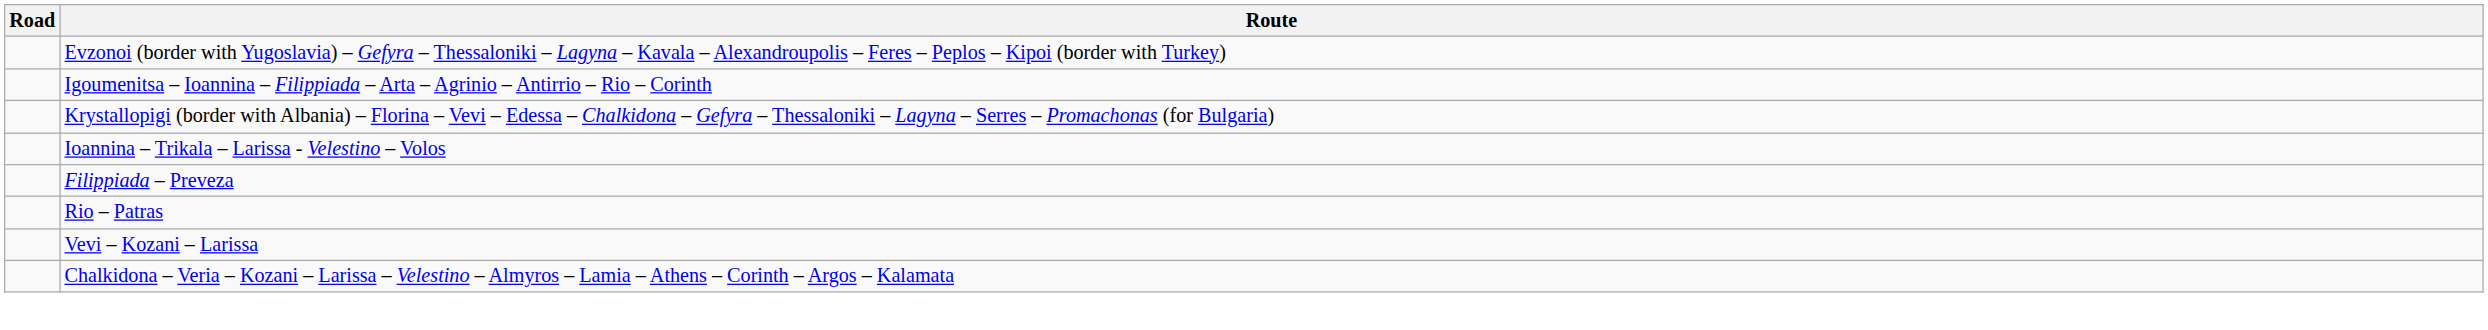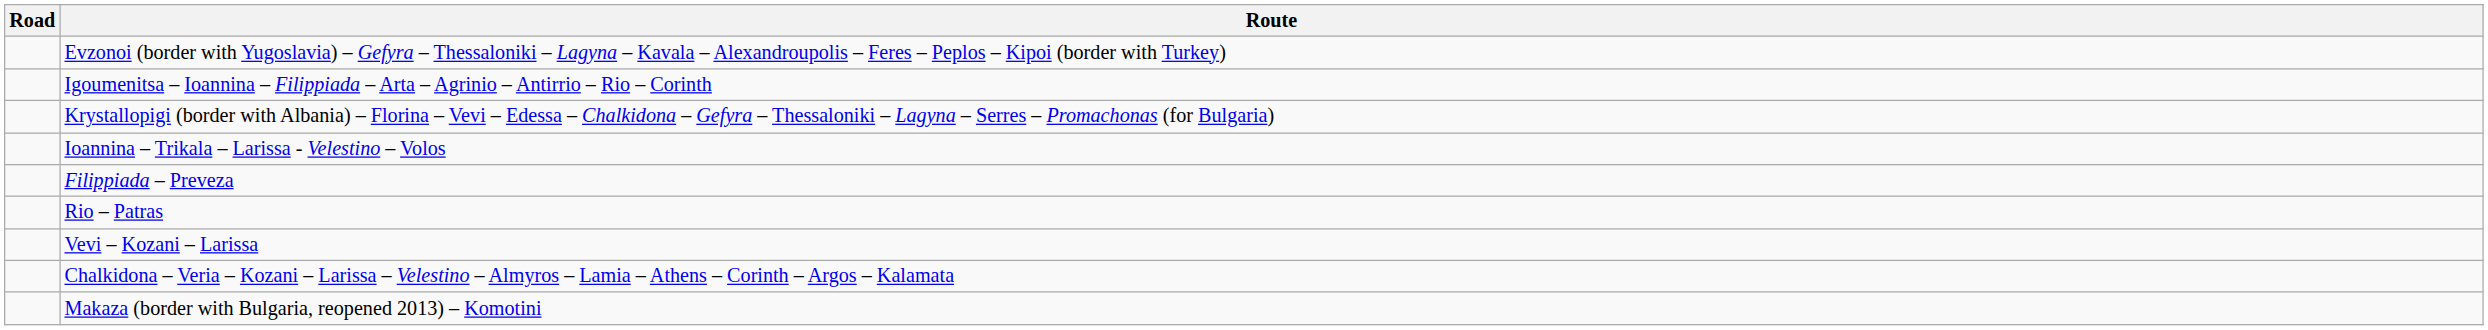+ row: (303, 308)
